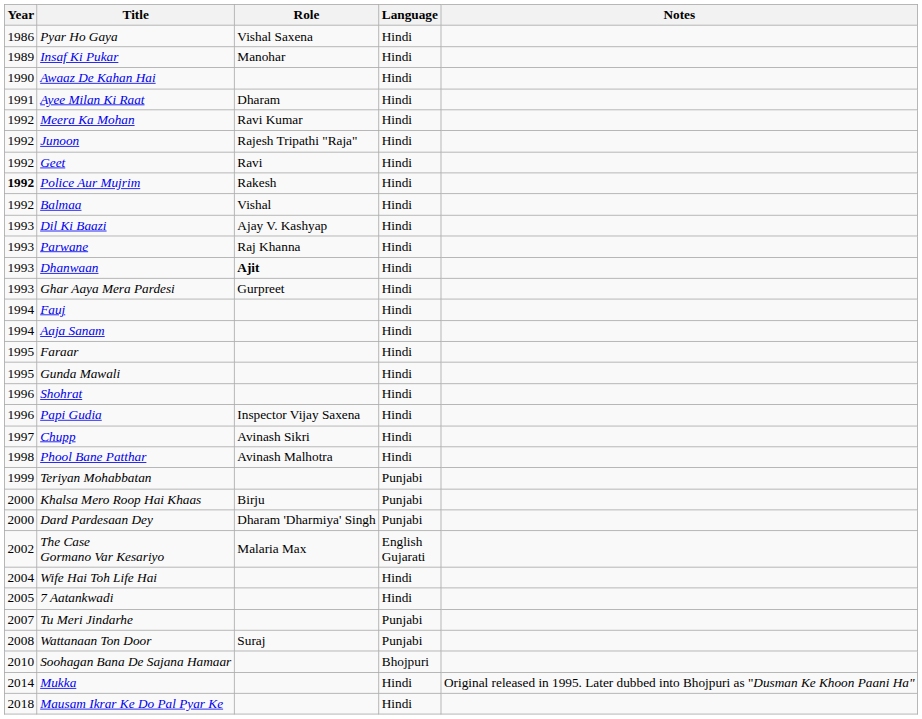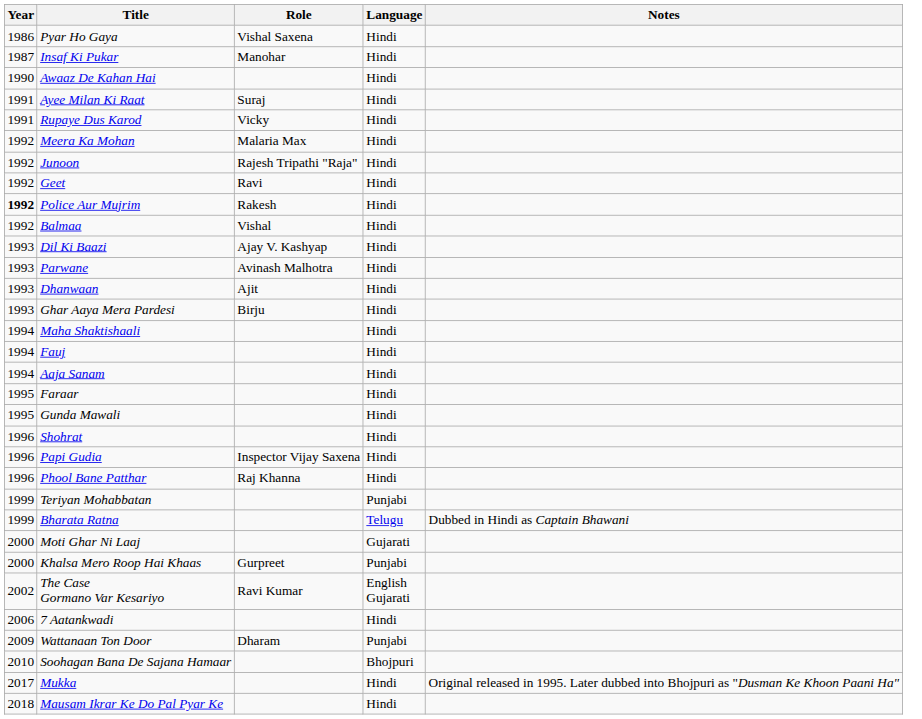(21, 57) 1989 -> (21, 57) 1987
(259, 99) Dharam -> (251, 99) Suraj
+ row: (91, 120)
(270, 120) Ravi Kumar -> (272, 141) Malaria Max
(269, 246) Raj Khanna -> (285, 267) Avinash Malhotra
(248, 267) bold -> (248, 288) normal
(261, 288) Gurpreet -> (251, 309) Birju
+ row: (90, 330)
- row: (58, 436)
(21, 457) 1998 -> (21, 478) 1996
(285, 457) Avinash Malhotra -> (269, 478) Raj Khanna
+ row: (79, 520)
+ row: (90, 541)
(251, 499) Birju -> (261, 562) Gurpreet
- row: (96, 520)
(272, 549) Malaria Max -> (270, 591) Ravi Kumar
- row: (99, 577)
(21, 598) 2005 -> (21, 619) 2006
- row: (87, 619)
(21, 640) 2008 -> (21, 640) 2009
(251, 640) Suraj -> (259, 640) Dharam
(21, 682) 2014 -> (21, 682) 2017
